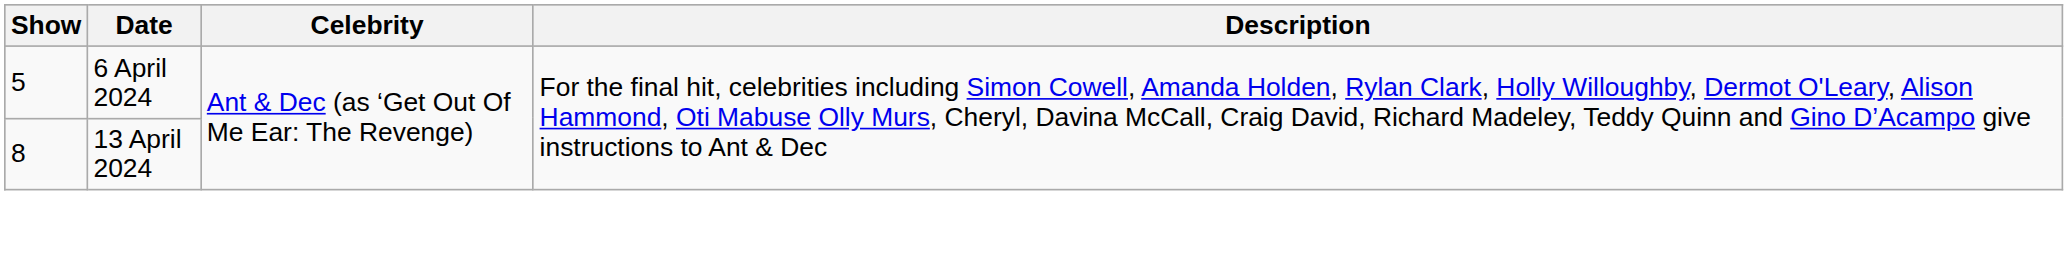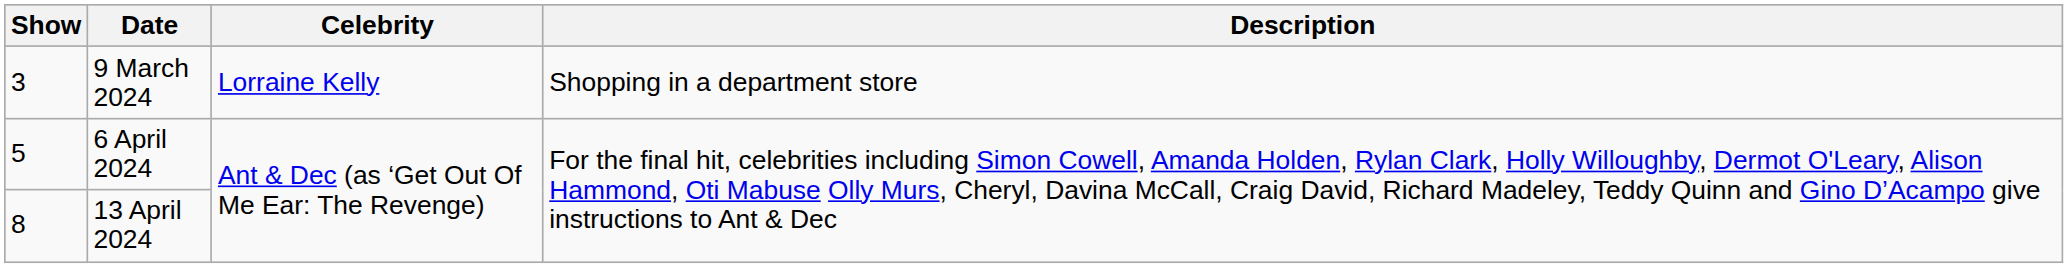+ row: (141, 82)
